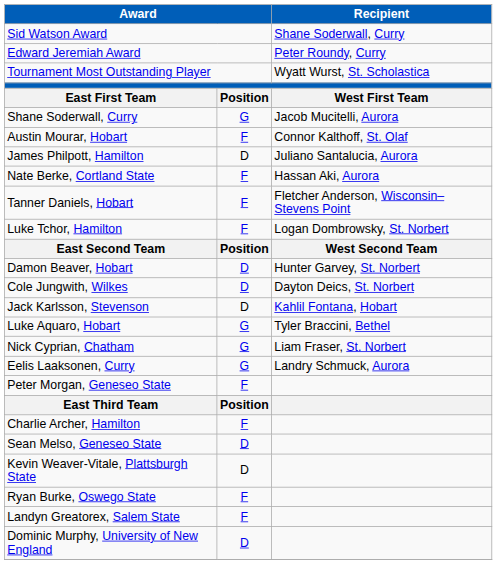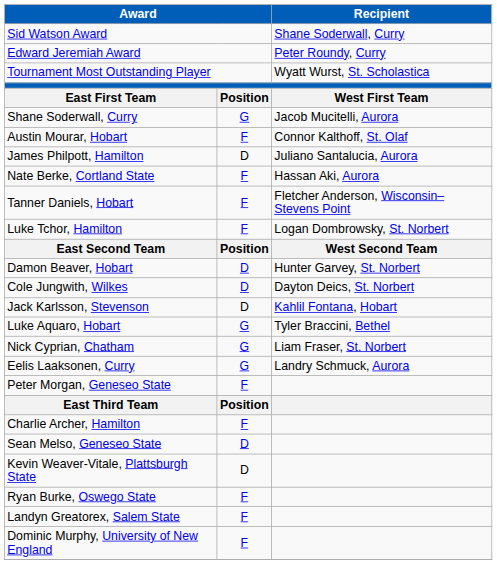(244, 543) D -> (244, 543) F
